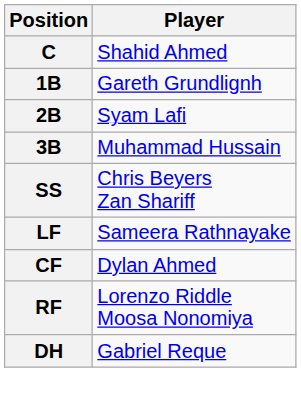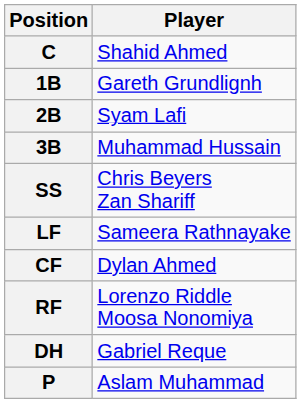+ row: (49, 382)
